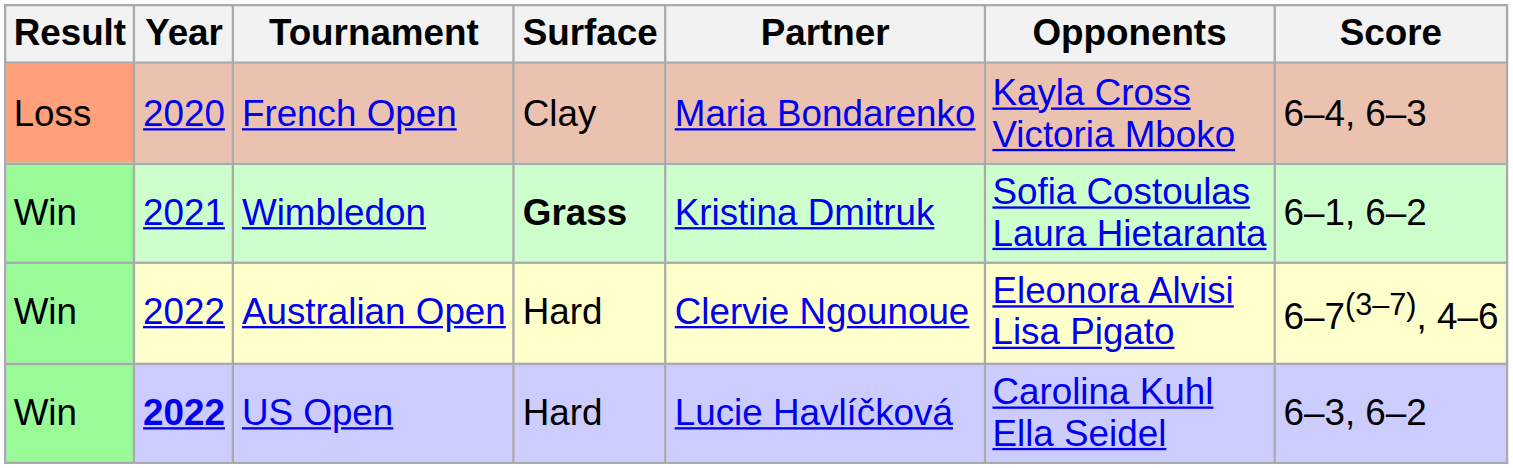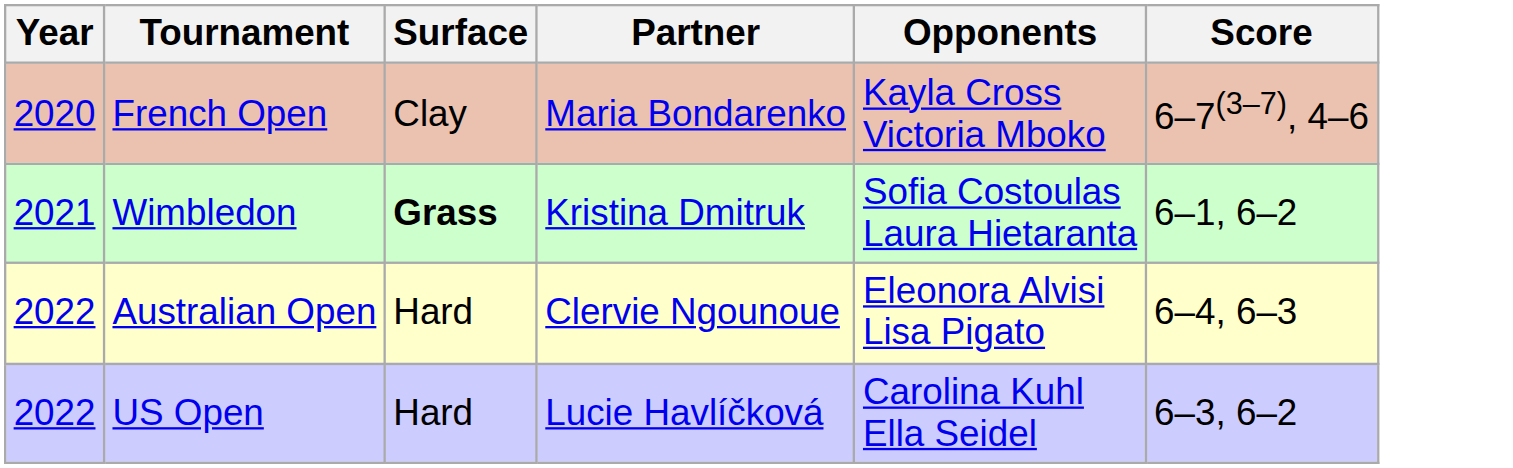- column: (70, 33)
(1355, 112) 6–4, 6–3 -> (1262, 112) 6–7(3–7), 4–6
(1391, 312) 6–7(3–7), 4–6 -> (1226, 312) 6–4, 6–3
(184, 412) bold -> (55, 412) normal
